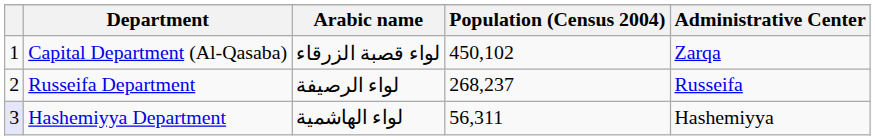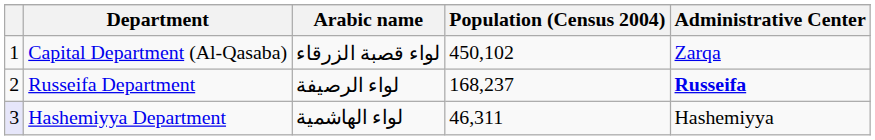(482, 85) 268,237 -> (482, 85) 168,237
(709, 85) normal -> (710, 85) bold
(476, 117) 56,311 -> (476, 117) 46,311
